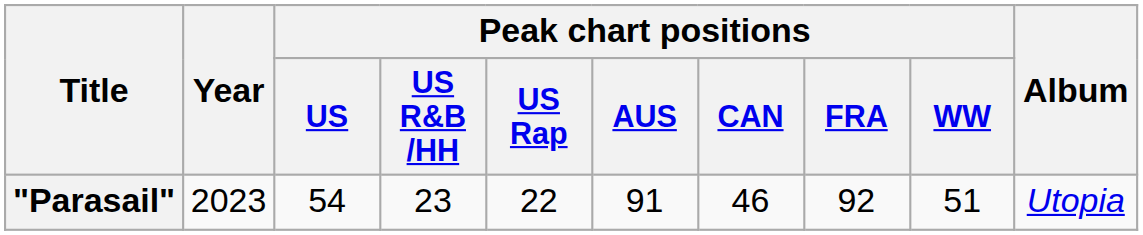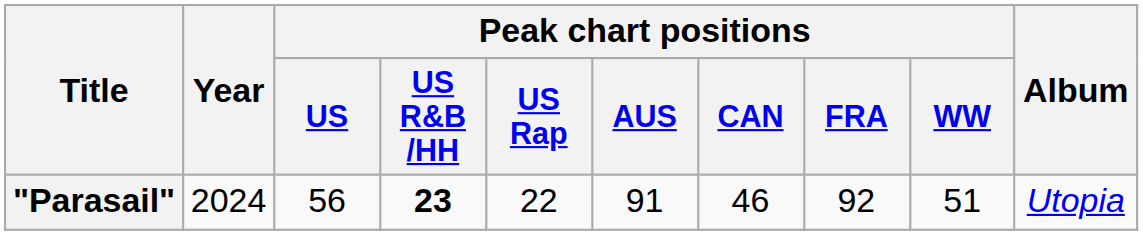(229, 201) 2023 -> (229, 201) 2024
(327, 201) 54 -> (327, 201) 56
(433, 201) normal -> (433, 201) bold
